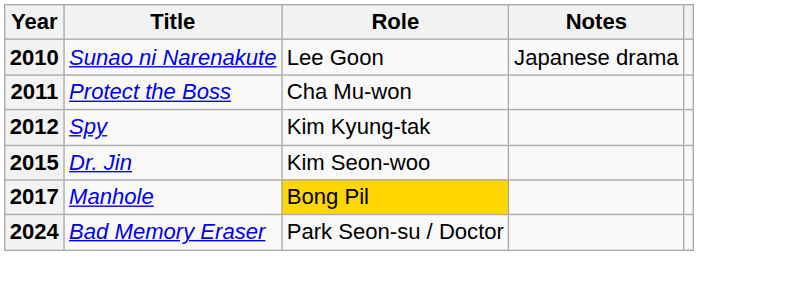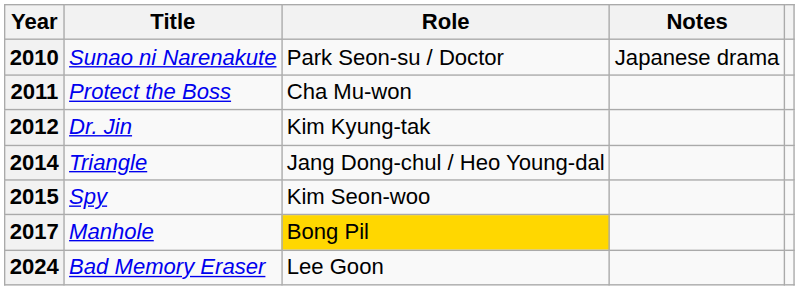(335, 57) Lee Goon -> (395, 57) Park Seon-su / Doctor
(88, 127) Spy -> (101, 127) Dr. Jin
+ row: (34, 162)
(101, 162) Dr. Jin -> (88, 197) Spy
(395, 232) Park Seon-su / Doctor -> (335, 267) Lee Goon
